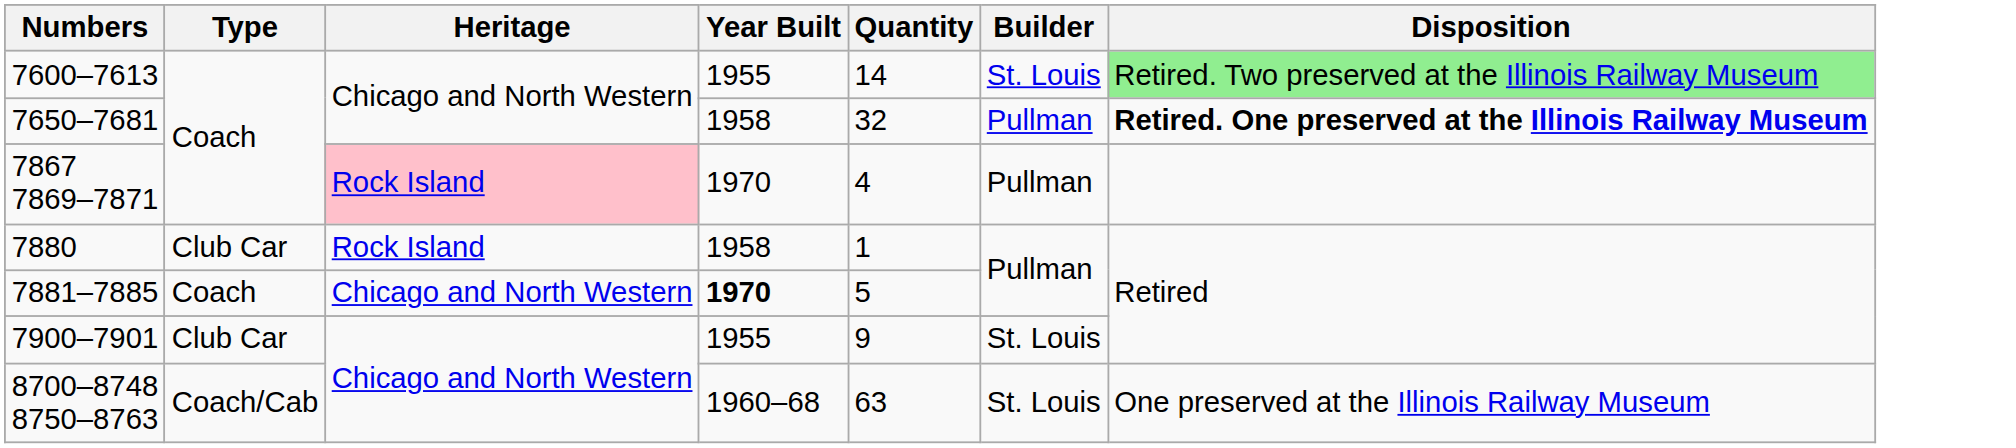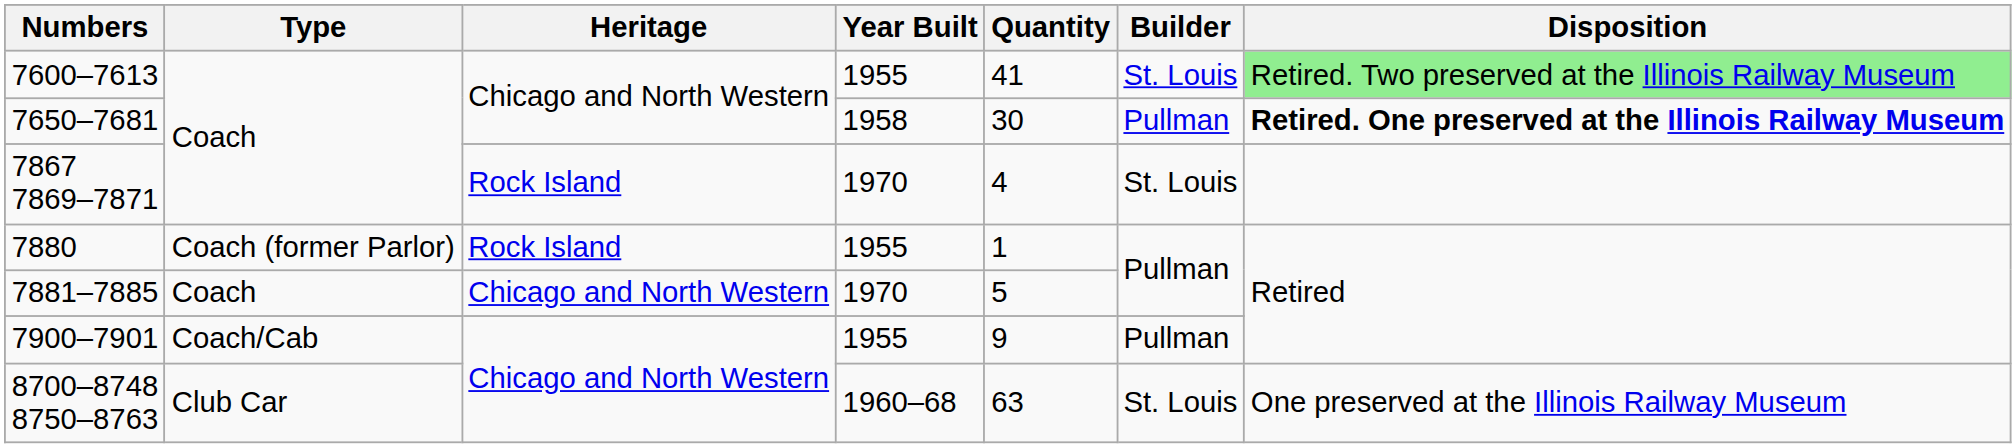(871, 74) 14 -> (1007, 74) 41
(871, 120) 32 -> (1007, 120) 30
(408, 183) pink background -> (545, 183) no background
(1040, 183) Pullman -> (1180, 183) St. Louis
(230, 246) Club Car -> (313, 246) Coach (former Parlor)
(739, 246) 1958 -> (875, 246) 1955
(739, 292) bold -> (875, 292) normal
(230, 339) Club Car -> (245, 339) Coach/Cab
(1044, 339) St. Louis -> (1176, 339) Pullman
(245, 402) Coach/Cab -> (230, 402) Club Car
